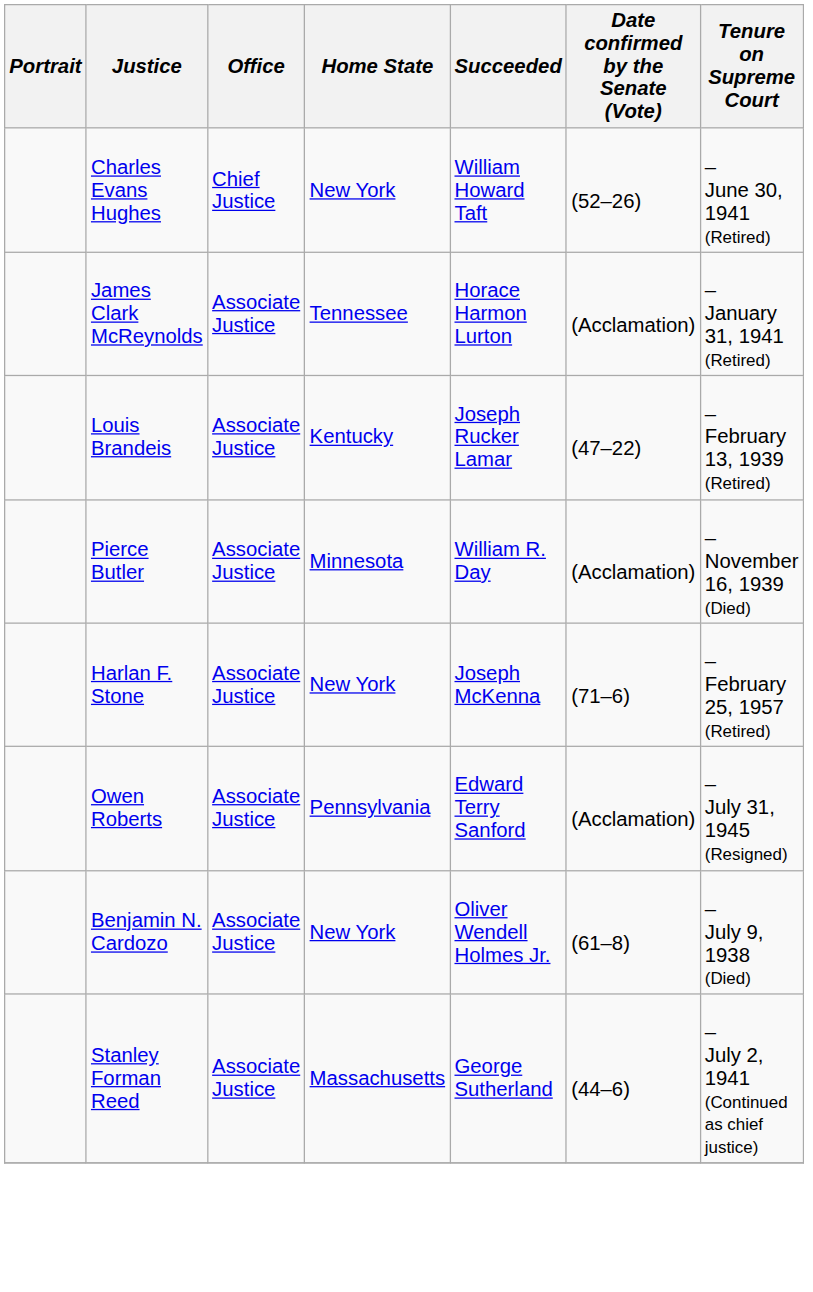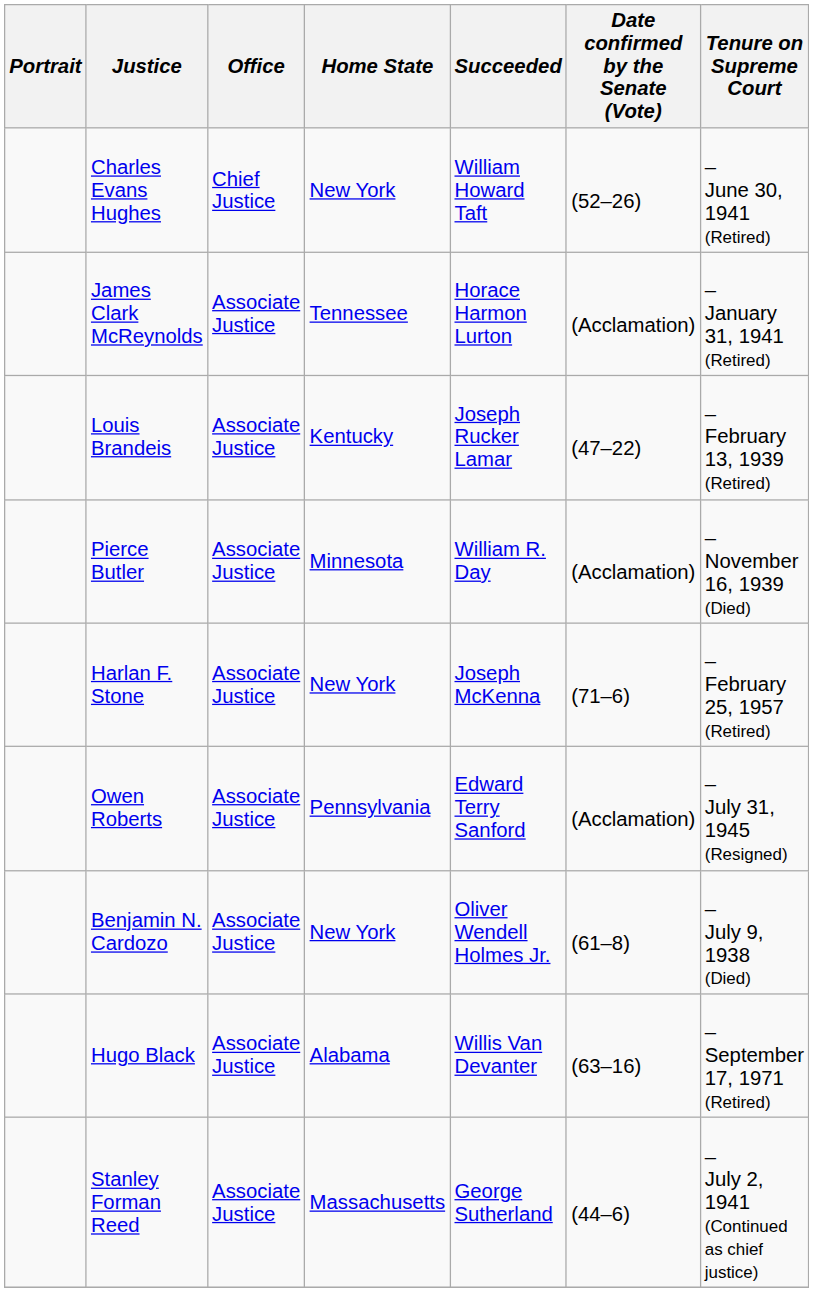+ row: (143, 1055)
